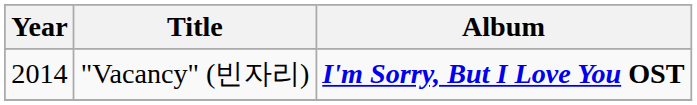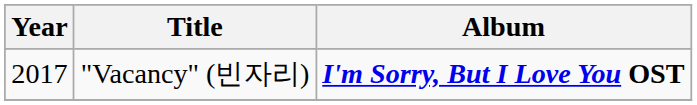(40, 74) 2014 -> (40, 74) 2017
